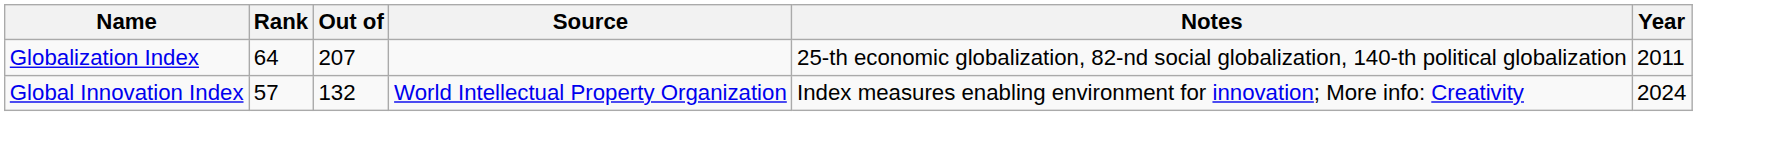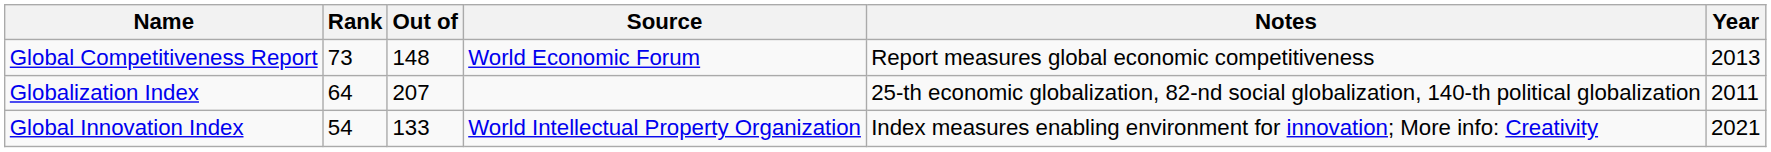+ row: (164, 57)
(266, 92) 57 -> (340, 127) 54
(337, 92) 132 -> (411, 127) 133
(1662, 92) 2024 -> (1736, 127) 2021
